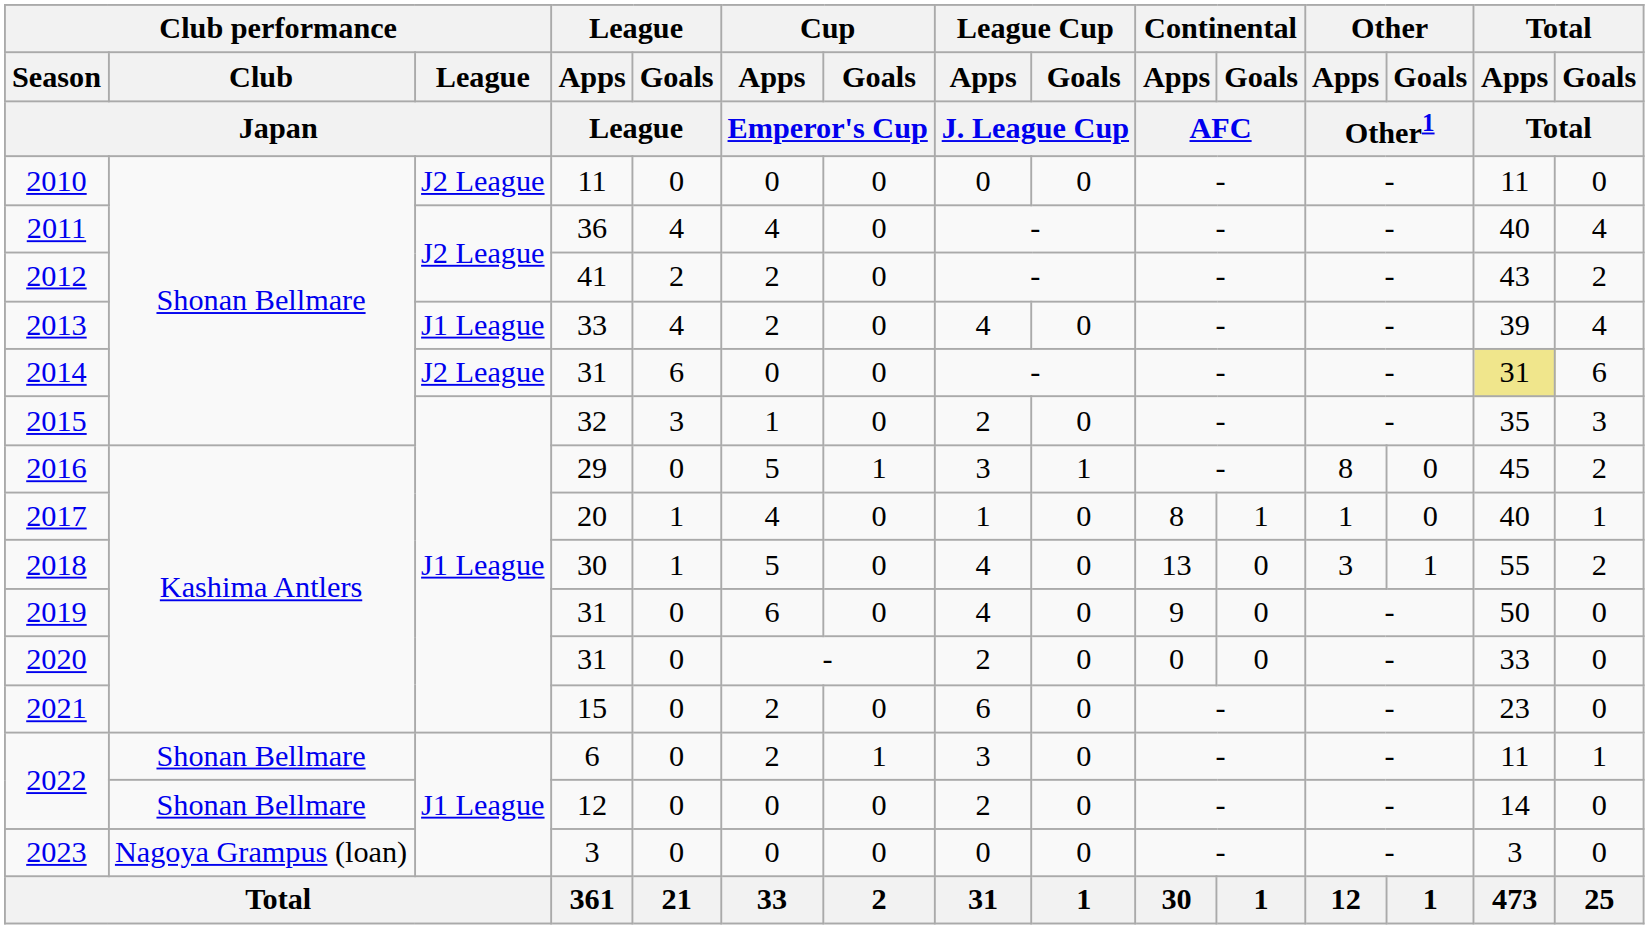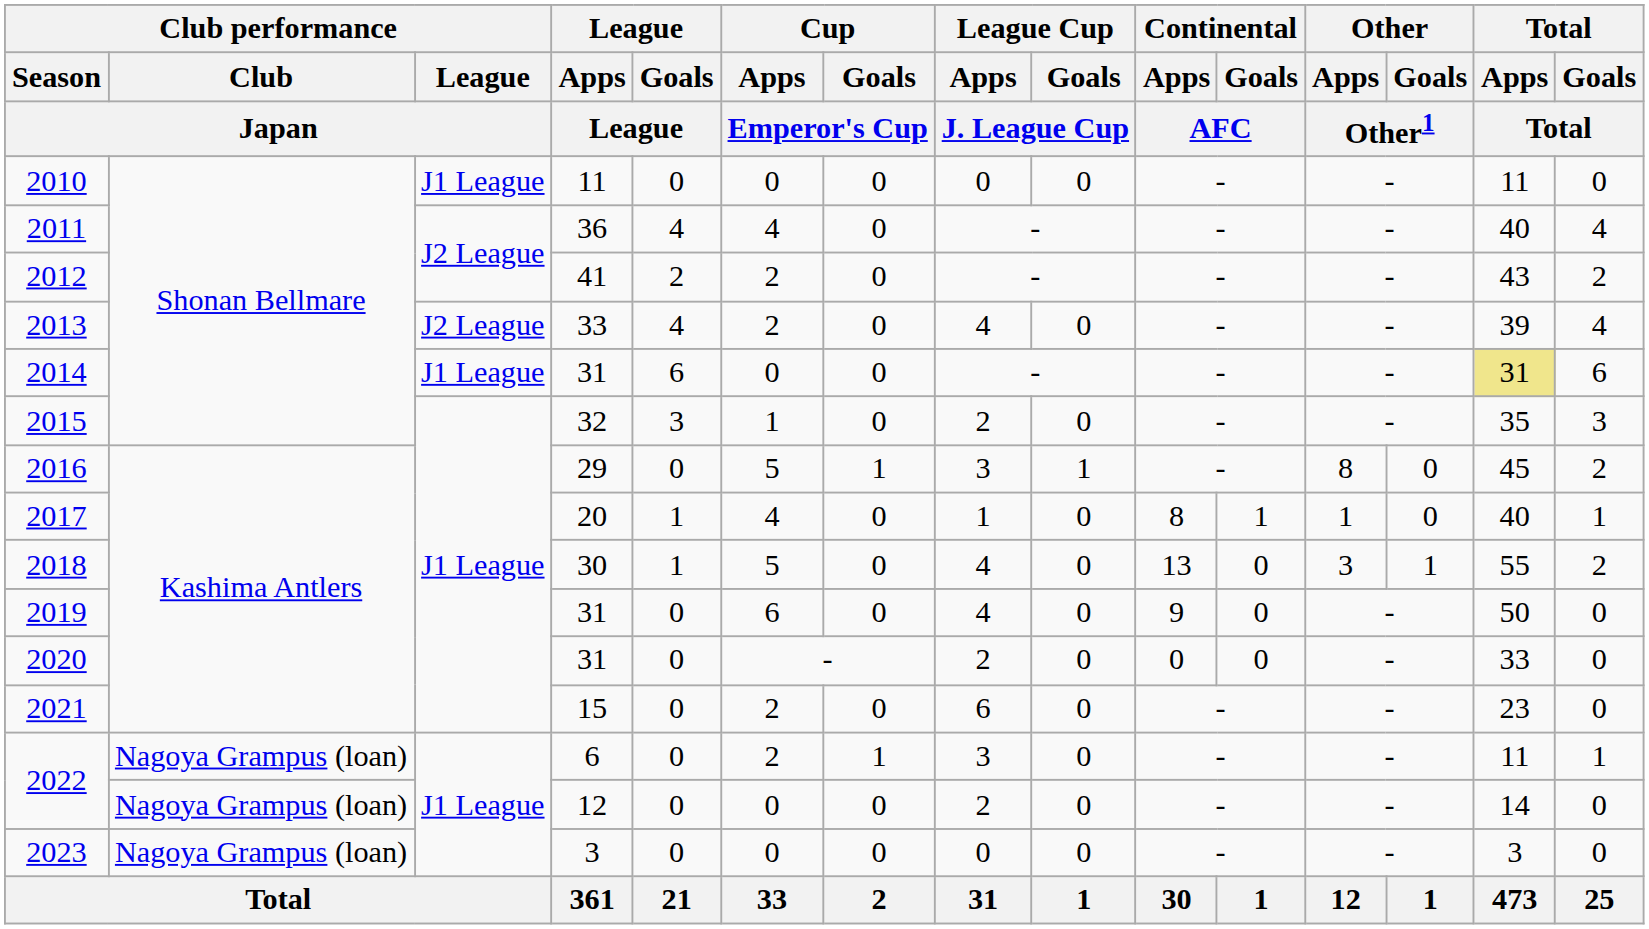(483, 180) J2 League -> (483, 180) J1 League
(483, 324) J1 League -> (483, 324) J2 League
(483, 372) J2 League -> (483, 372) J1 League
(261, 756) Shonan Bellmare -> (261, 756) Nagoya Grampus (loan)
(261, 803) Shonan Bellmare -> (261, 803) Nagoya Grampus (loan)
